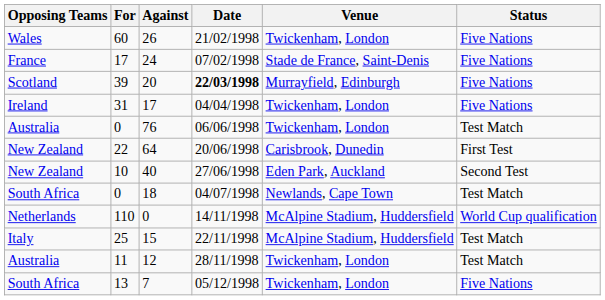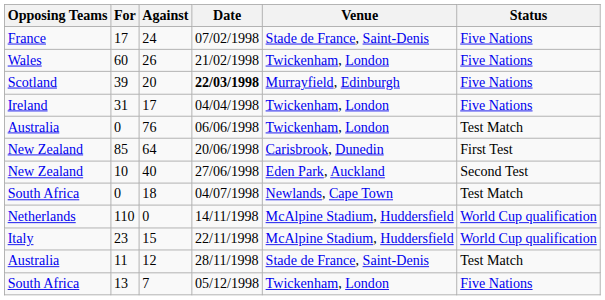rows swapped: (149, 60) <-> (149, 37)
(121, 149) 22 -> (121, 149) 85
(121, 238) 25 -> (121, 238) 23
(492, 238) Test Match -> (528, 238) World Cup qualification
(327, 261) Twickenham, London -> (347, 261) Stade de France, Saint-Denis
